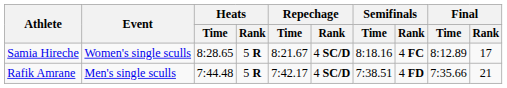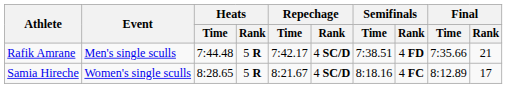rows swapped: (41, 73) <-> (43, 53)
